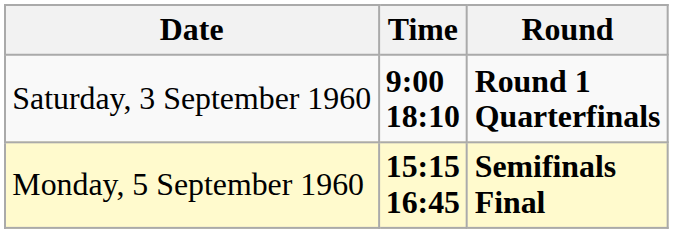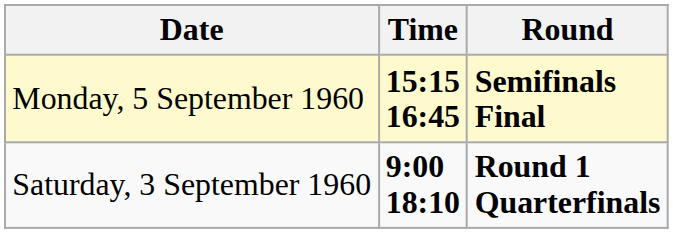rows swapped: (192, 98) <-> (188, 184)
